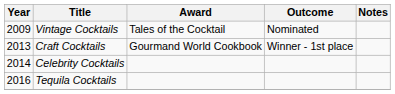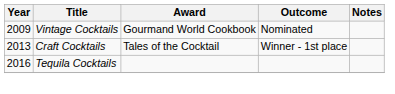(177, 30) Tales of the Cocktail -> (190, 30) Gourmand World Cookbook
(196, 47) Gourmand World Cookbook -> (171, 47) Tales of the Cocktail
- row: (80, 64)
